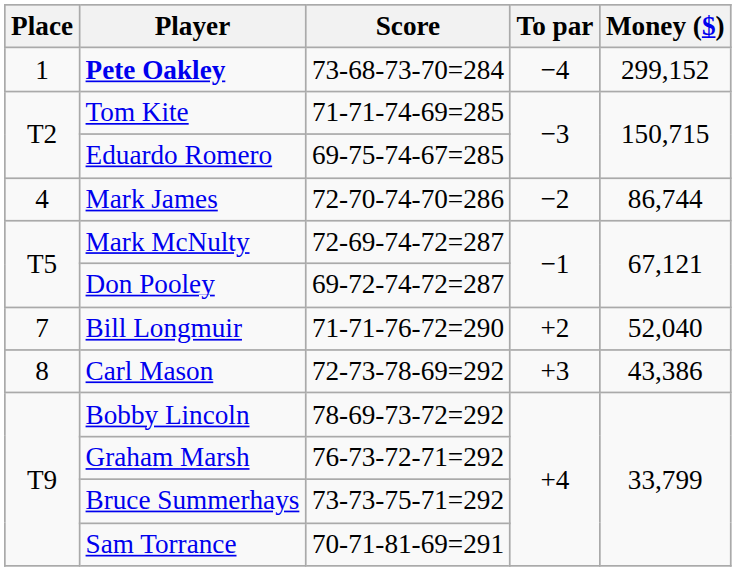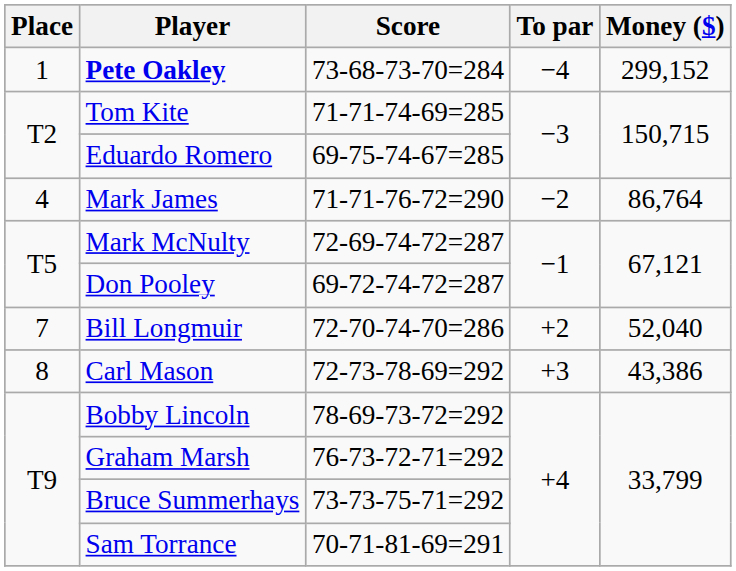(408, 198) 72-70-74-70=286 -> (408, 198) 71-71-76-72=290
(665, 198) 86,744 -> (665, 198) 86,764
(408, 328) 71-71-76-72=290 -> (408, 328) 72-70-74-70=286
